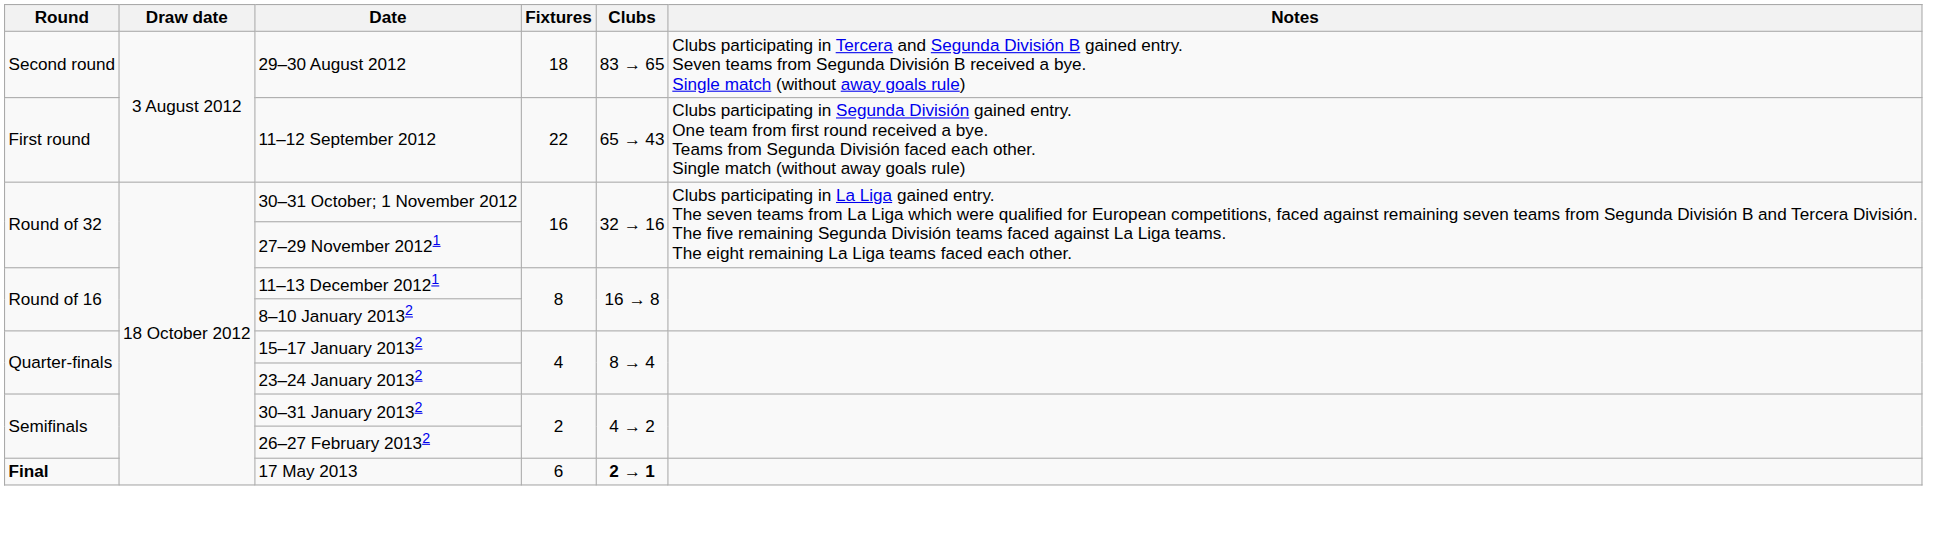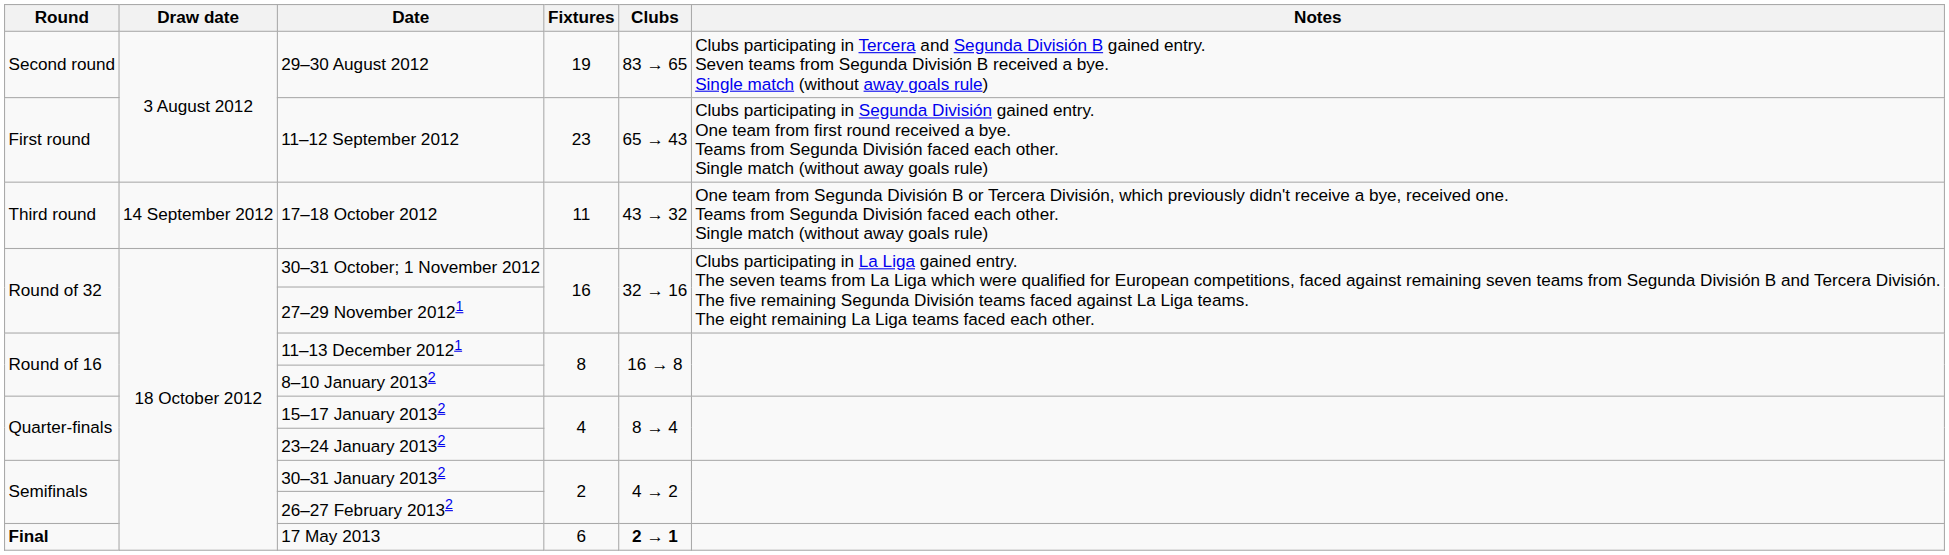(558, 64) 18 -> (581, 64) 19
(558, 139) 22 -> (581, 139) 23
+ row: (359, 215)
